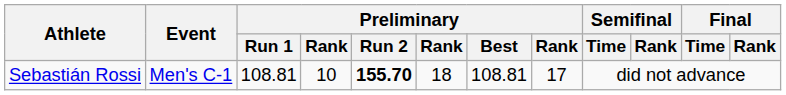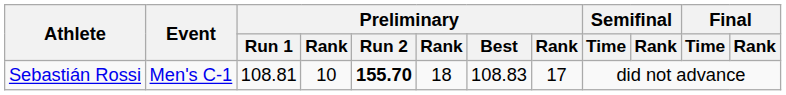(499, 76) 108.81 -> (499, 76) 108.83
